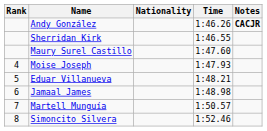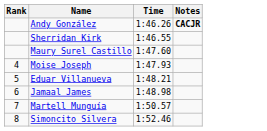- column: (164, 11)
